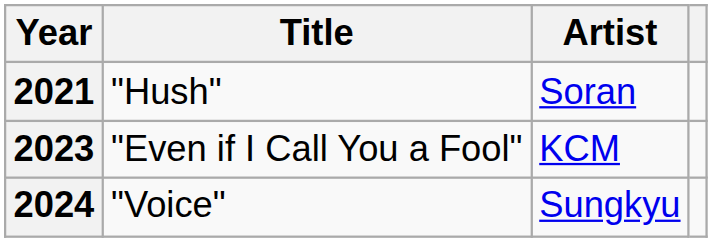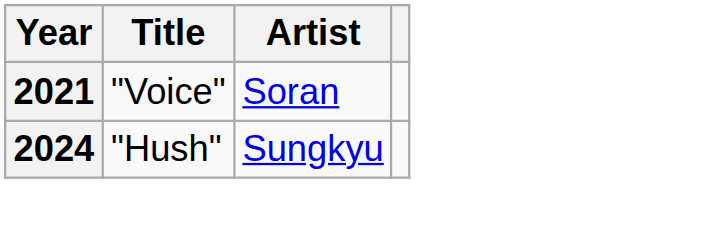(166, 90) "Hush" -> (168, 90) "Voice"
- row: (54, 148)
(168, 206) "Voice" -> (166, 148) "Hush"
